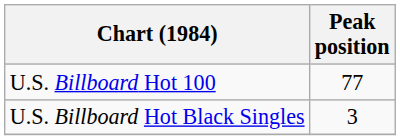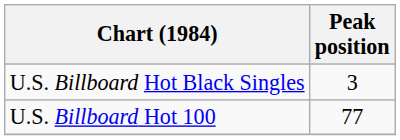rows swapped: (113, 81) <-> (157, 116)
